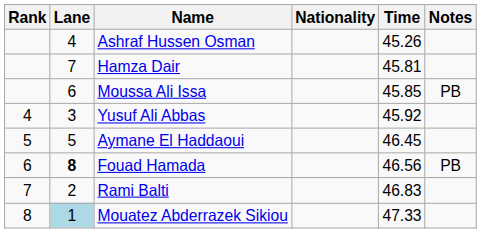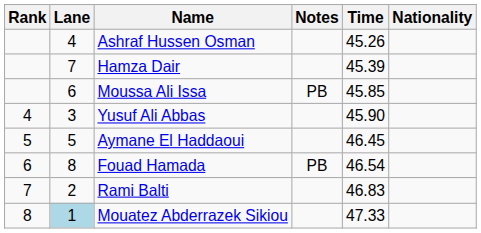columns swapped: (335, 17) <-> (451, 17)
(402, 67) 45.81 -> (366, 67) 45.39
(402, 116) 45.92 -> (366, 116) 45.90
(72, 166) bold -> (72, 166) normal
(402, 166) 46.56 -> (366, 166) 46.54
